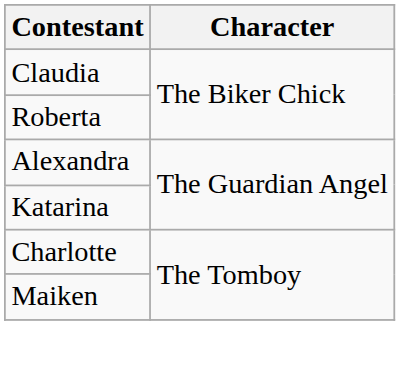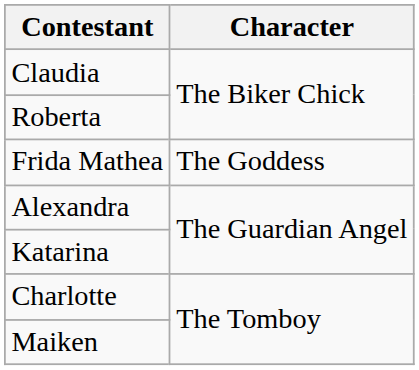+ row: (87, 161)
